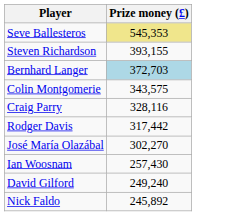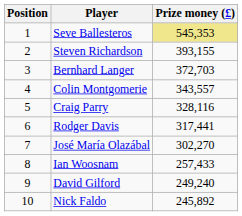+ column: (27, 13)
(149, 70) lightblue background -> (195, 70) no background
(149, 88) 343,575 -> (195, 88) 343,557
(149, 126) 317,442 -> (195, 126) 317,441
(149, 164) 257,430 -> (195, 164) 257,433
